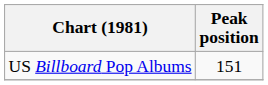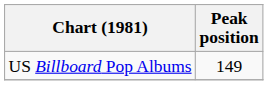(229, 65) 151 -> (229, 65) 149
